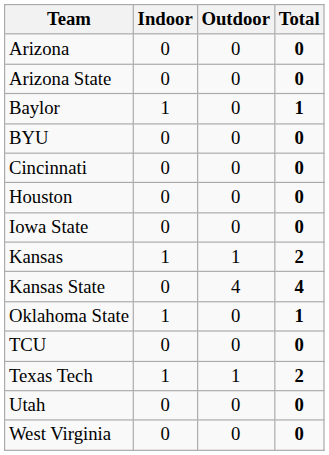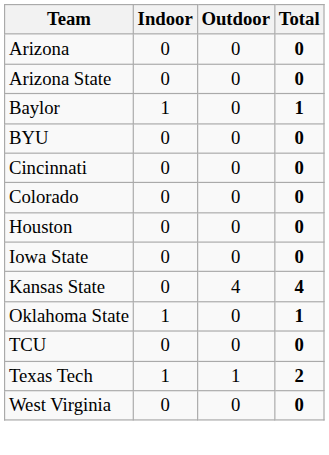+ row: (44, 197)
- row: (36, 256)
- row: (27, 405)
